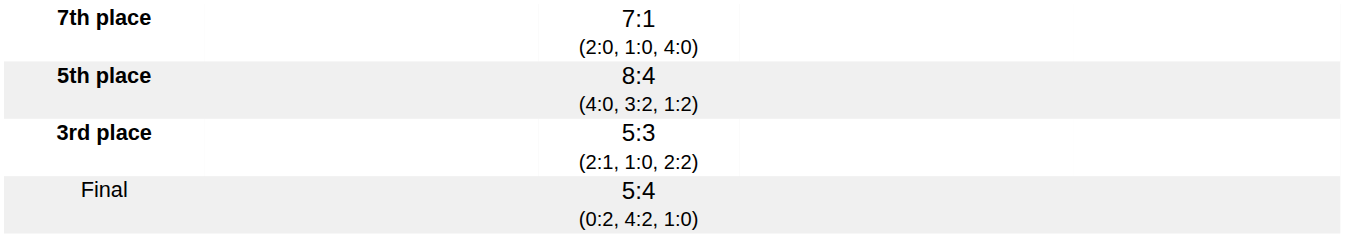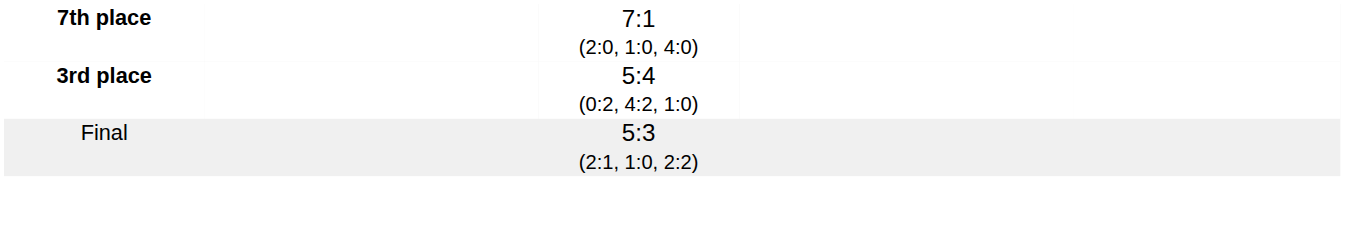- row: (104, 75)
(639, 147) 5:3 (2:1, 1:0, 2:2) -> (639, 89) 5:4 (0:2, 4:2, 1:0)
(639, 204) 5:4 (0:2, 4:2, 1:0) -> (639, 147) 5:3 (2:1, 1:0, 2:2)
